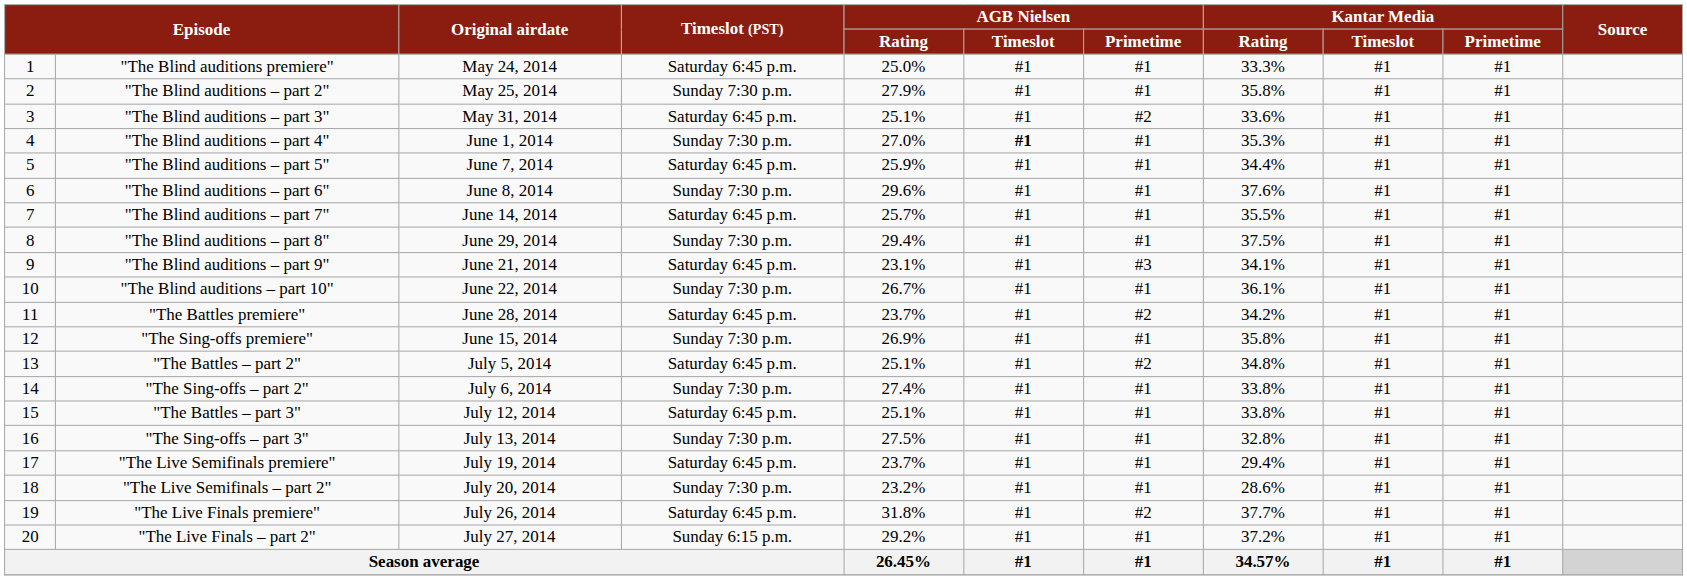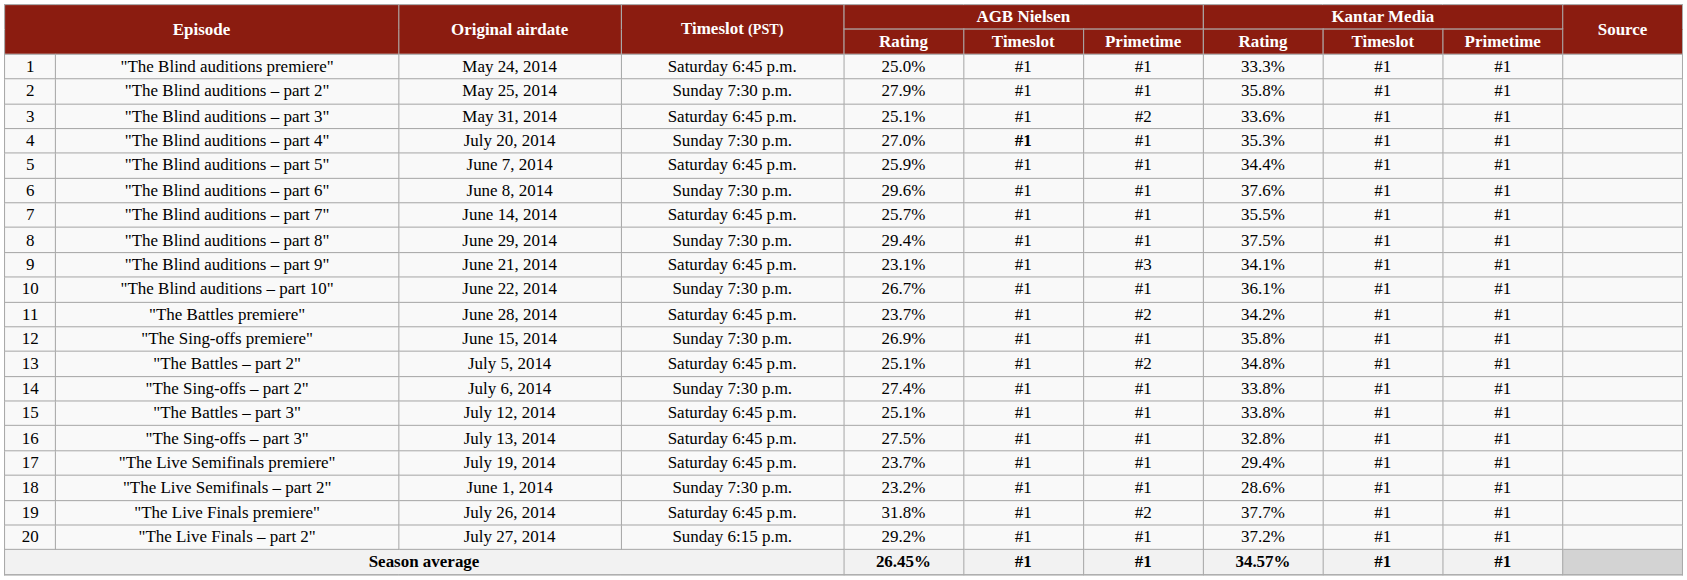(510, 140) June 1, 2014 -> (510, 140) July 20, 2014
(732, 438) Sunday 7:30 p.m. -> (732, 438) Saturday 6:45 p.m.
(510, 487) July 20, 2014 -> (510, 487) June 1, 2014
